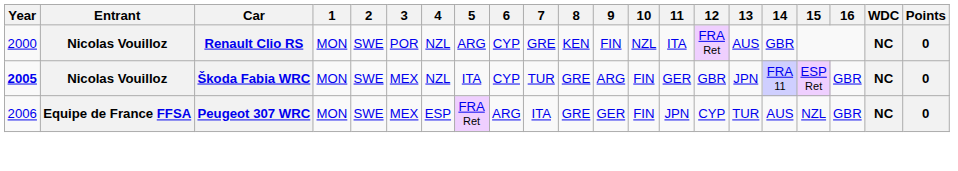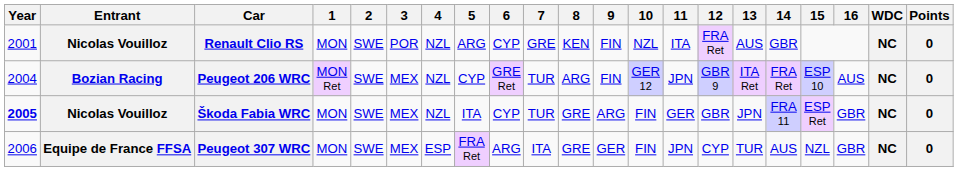(22, 43) 2000 -> (22, 43) 2001
+ row: (254, 78)
